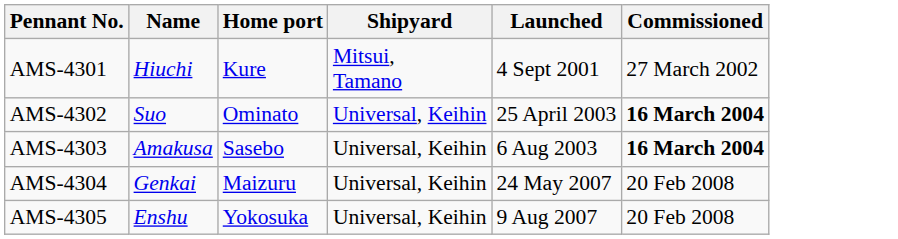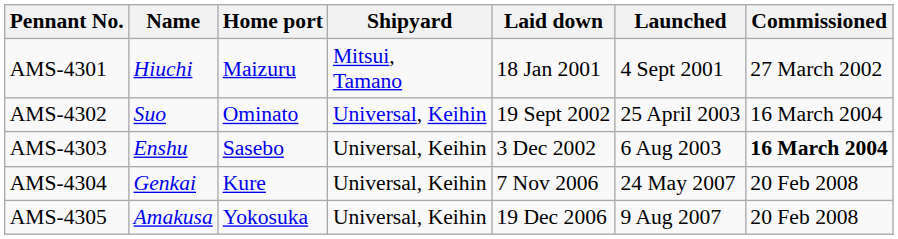+ column: (553, 21)
(244, 68) Kure -> (259, 68) Maizuru
(695, 114) bold -> (816, 114) normal
(173, 148) Amakusa -> (161, 148) Enshu
(259, 182) Maizuru -> (244, 182) Kure
(161, 217) Enshu -> (173, 217) Amakusa
